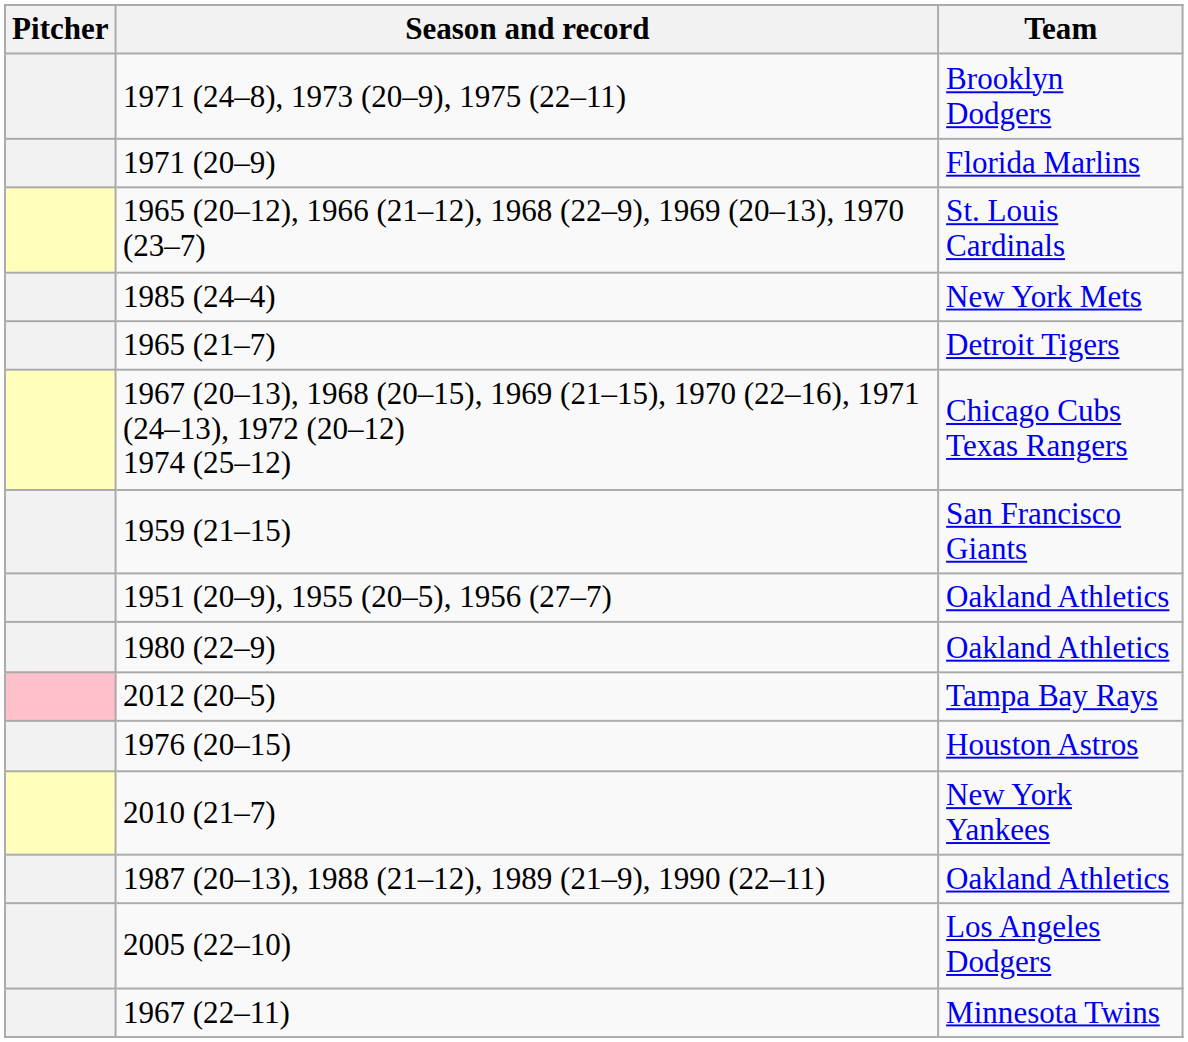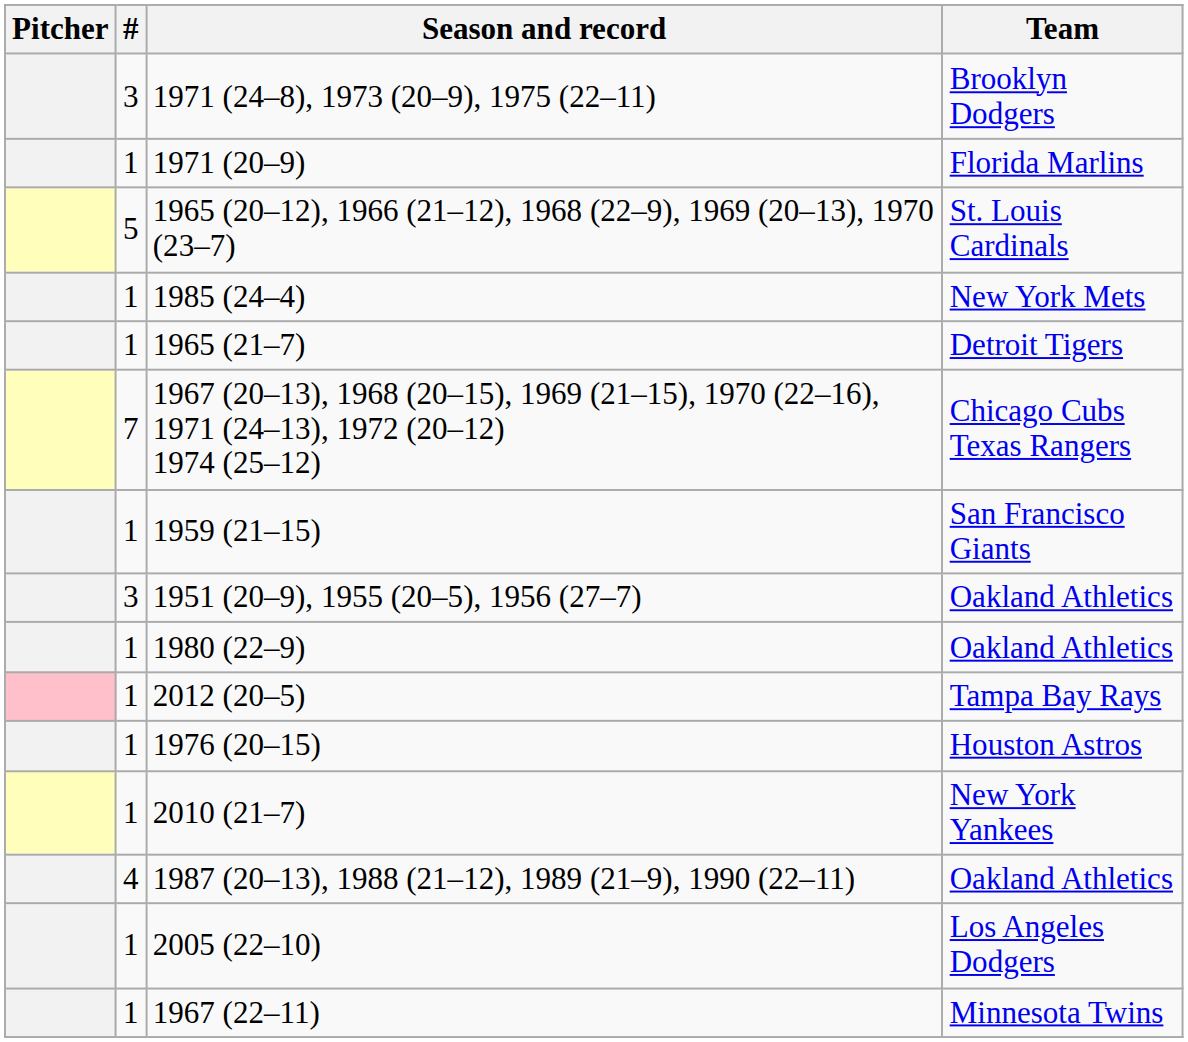+ column: (131, 29)
